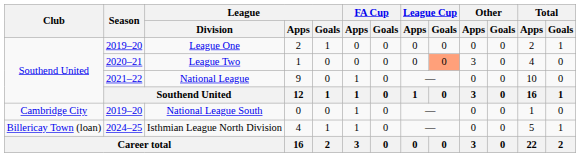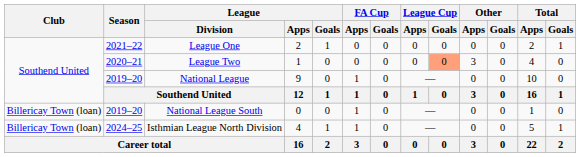(124, 45) 2019–20 -> (124, 45) 2021–22
(124, 78) 2021–22 -> (124, 78) 2019–20
(54, 111) Cambridge City -> (54, 111) Billericay Town (loan)
